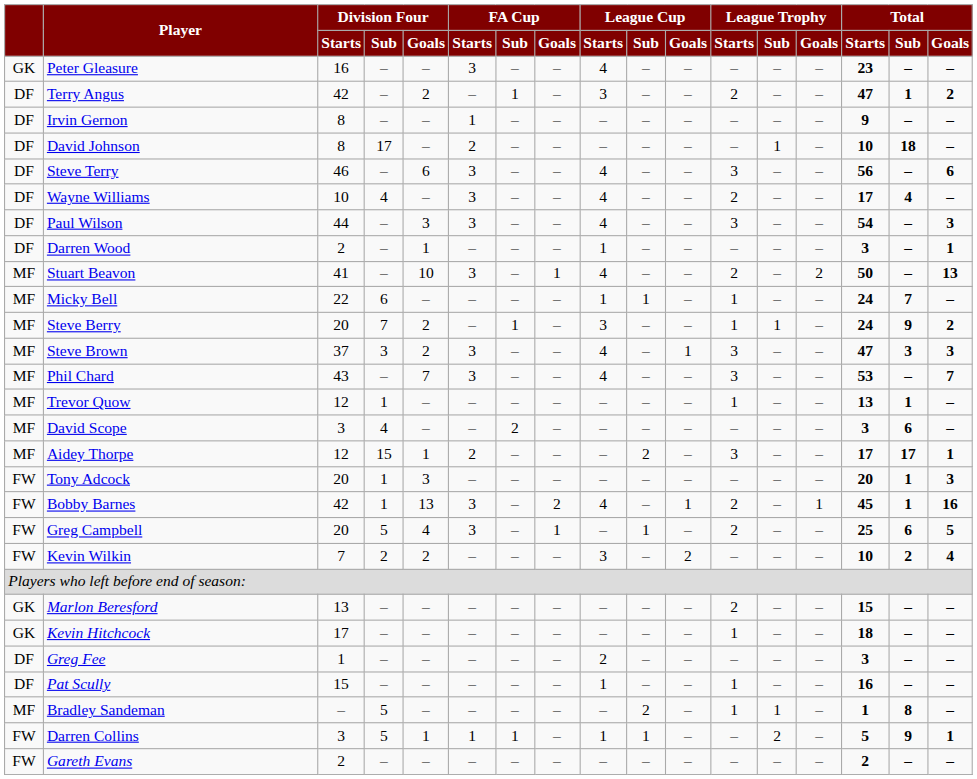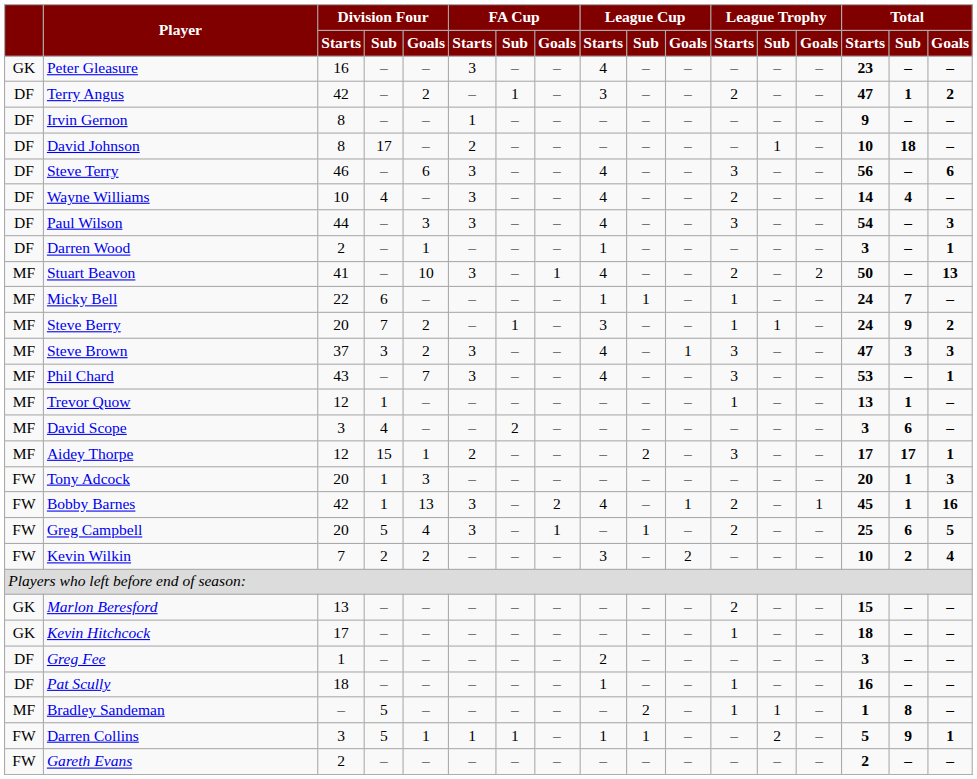(865, 197) 17 -> (865, 197) 14
(950, 376) 7 -> (950, 376) 1
(341, 684) 15 -> (341, 684) 18
